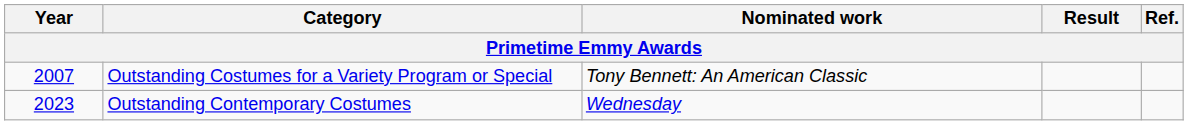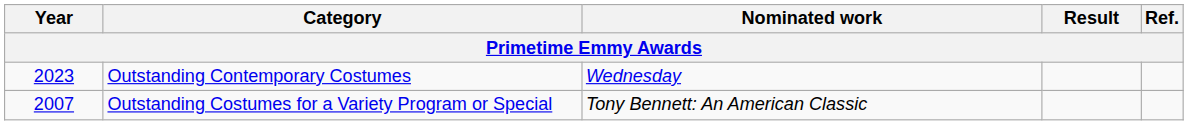rows swapped: (330, 76) <-> (259, 104)
